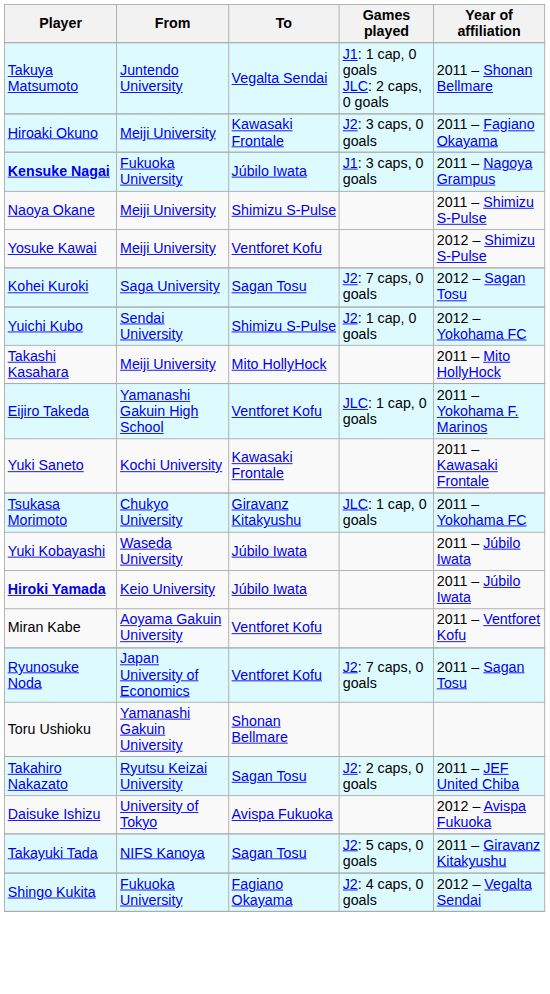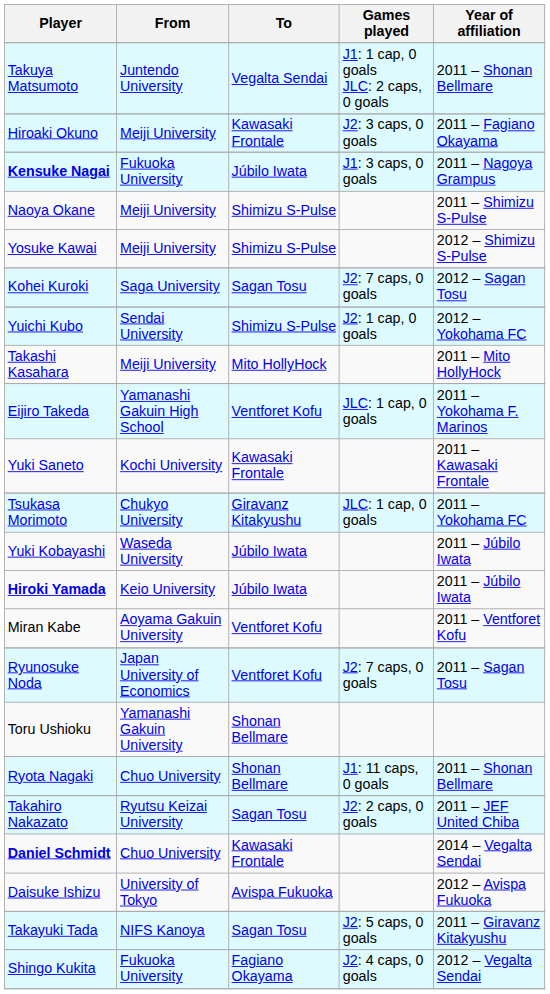(277, 248) Ventforet Kofu -> (284, 248) Shimizu S-Pulse
+ row: (50, 776)
+ row: (59, 853)
